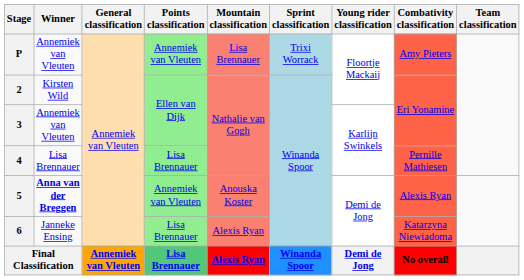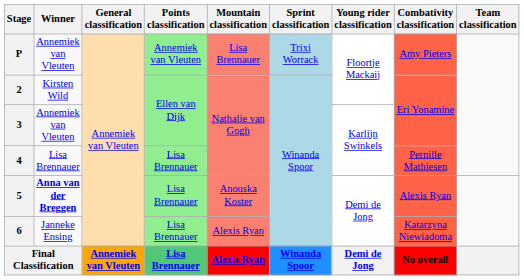(176, 195) Annemiek van Vleuten -> (176, 195) Lisa Brennauer
